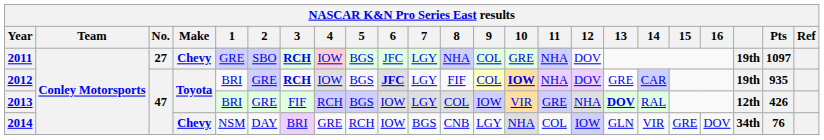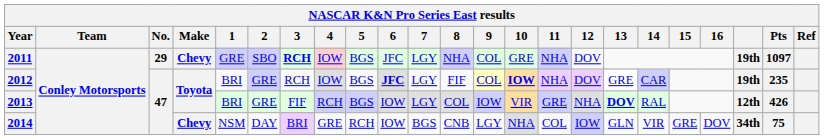(161, 58) 27 -> (161, 58) 29
(297, 80) bold -> (297, 80) normal
(779, 80) 935 -> (779, 80) 235
(779, 123) 76 -> (779, 123) 75
